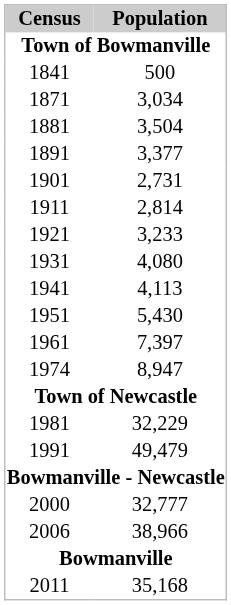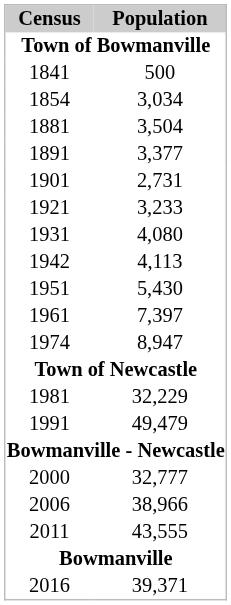(50, 99) 1871 -> (50, 99) 1854
- row: (160, 207)
(50, 288) 1941 -> (50, 261) 1942
+ row: (160, 531)
- row: (160, 585)
+ row: (160, 585)
